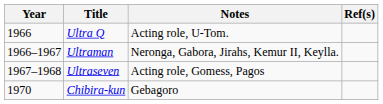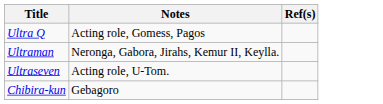- column: (34, 14)
(180, 33) Acting role, U-Tom. -> (138, 33) Acting role, Gomess, Pagos
(198, 71) Acting role, Gomess, Pagos -> (120, 71) Acting role, U-Tom.
